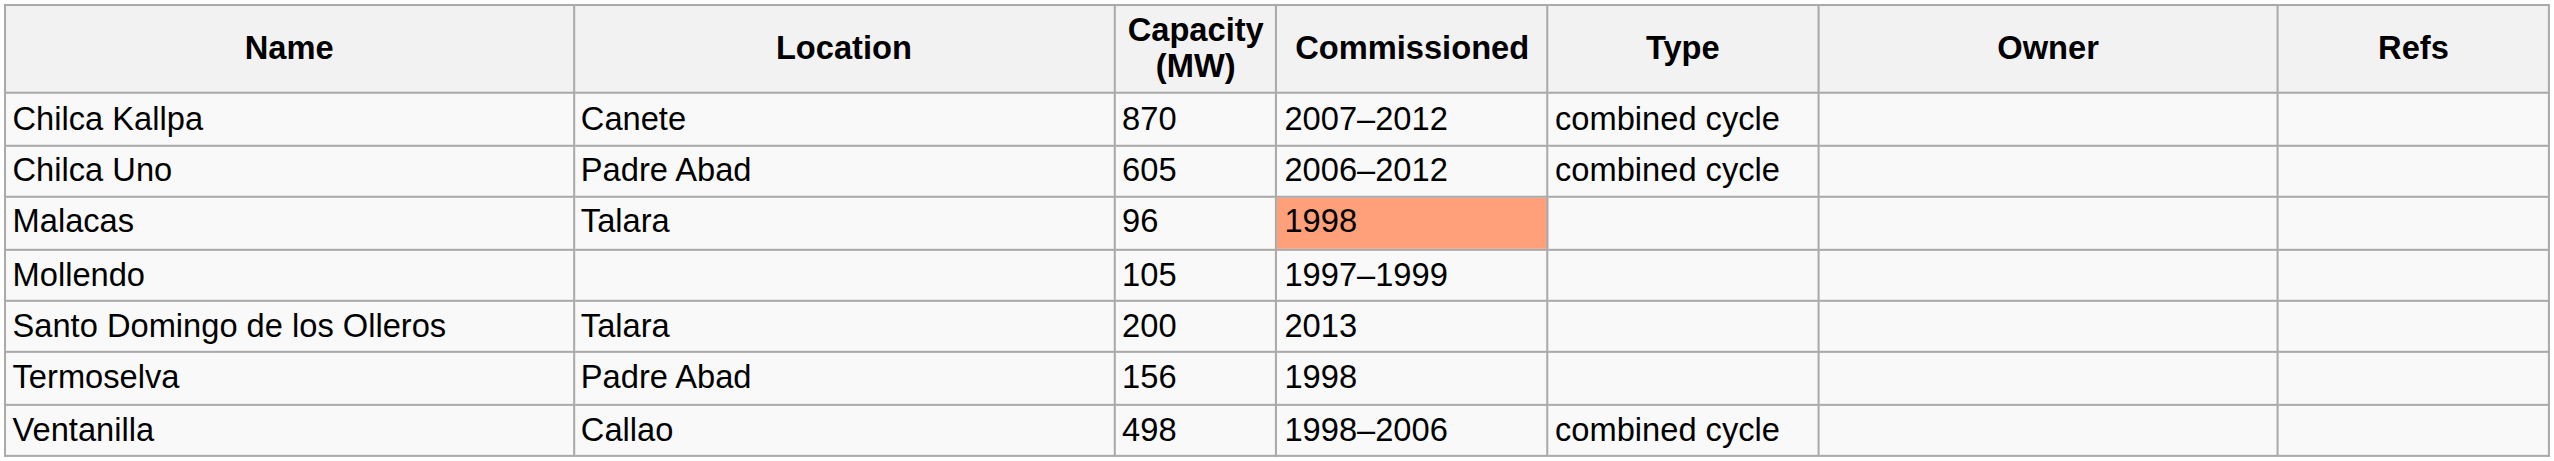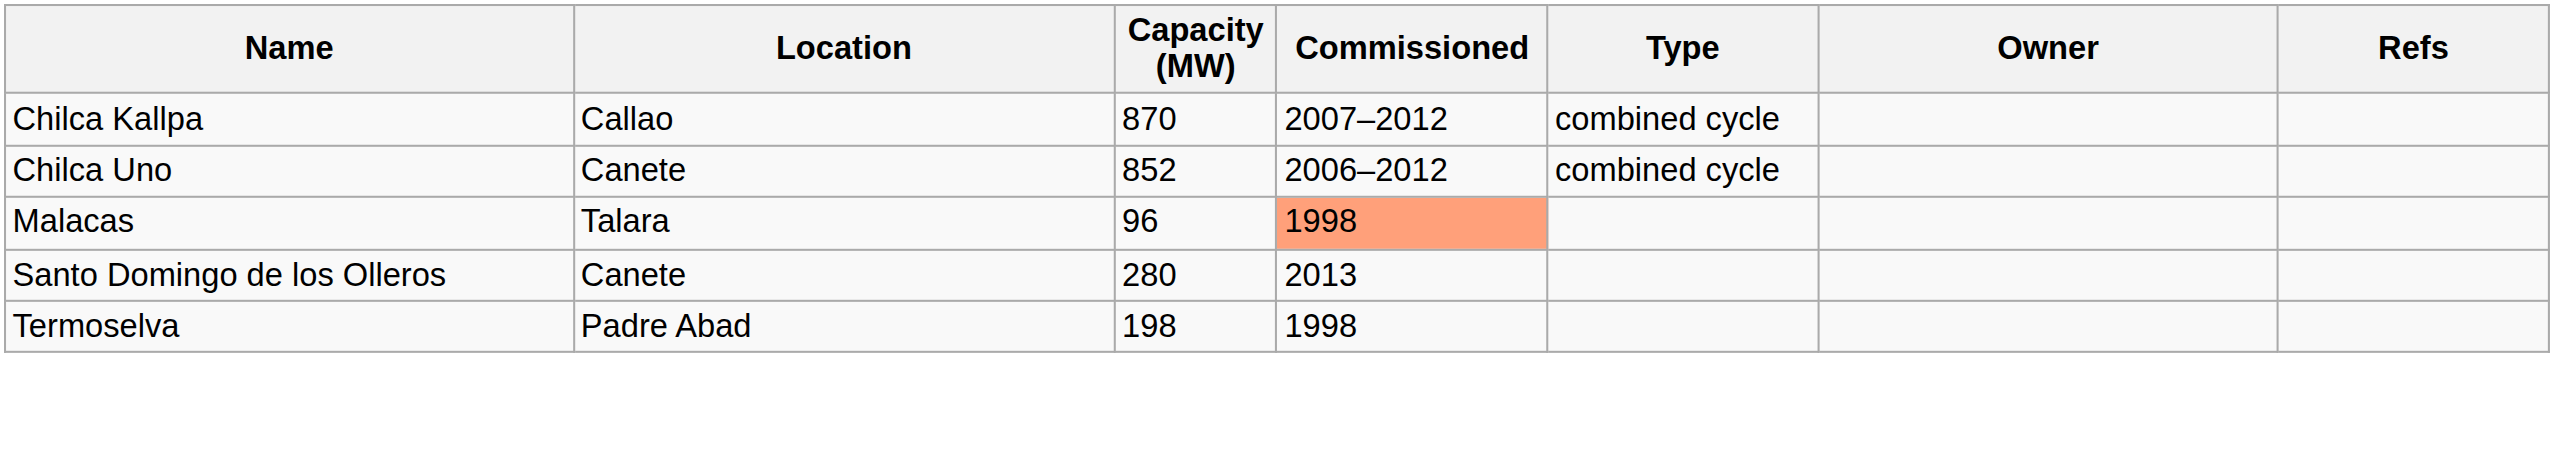(633, 118) Canete -> (627, 118) Callao
(666, 170) Padre Abad -> (633, 170) Canete
(1149, 170) 605 -> (1149, 170) 852
- row: (79, 274)
(625, 325) Talara -> (633, 274) Canete
(1149, 325) 200 -> (1149, 274) 280
(1149, 377) 156 -> (1149, 325) 198
- row: (83, 429)
